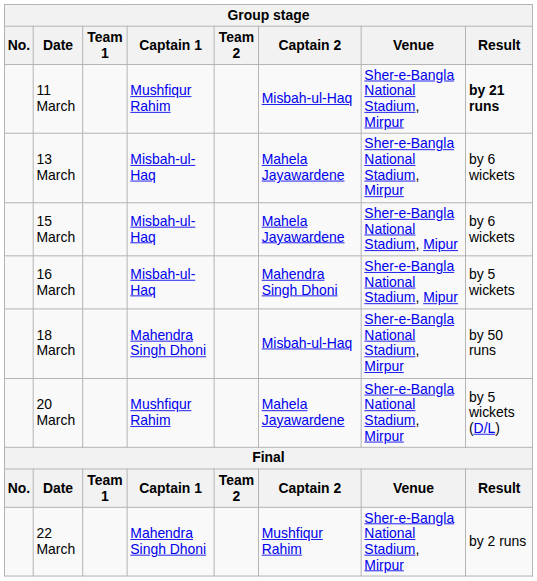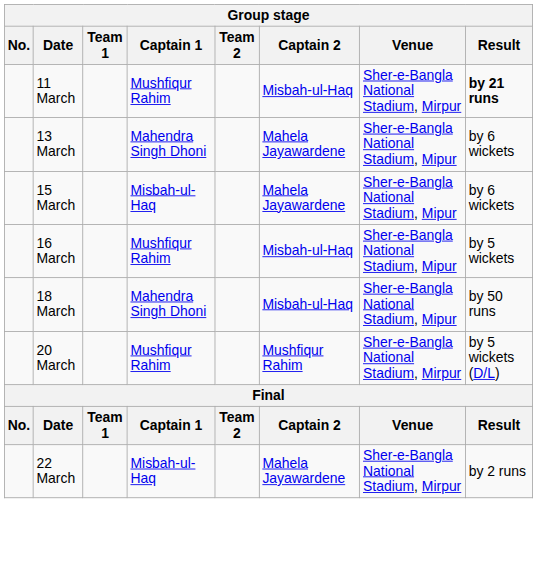(163, 167) Misbah-ul-Haq -> (168, 144) Mahendra Singh Dhoni
(409, 167) Sher-e-Bangla National Stadium, Mirpur -> (410, 144) Sher-e-Bangla National Stadium, Mipur
(163, 282) Misbah-ul-Haq -> (161, 251) Mushfiqur Rahim
(300, 282) Mahendra Singh Dhoni -> (308, 251) Misbah-ul-Haq
(409, 343) Sher-e-Bangla National Stadium, Mirpur -> (410, 304) Sher-e-Bangla National Stadium, Mipur
(303, 412) Mahela Jayawardene -> (293, 357) Mushfiqur Rahim
(168, 541) Mahendra Singh Dhoni -> (163, 471) Misbah-ul-Haq
(292, 541) Mushfiqur Rahim -> (304, 471) Mahela Jayawardene
